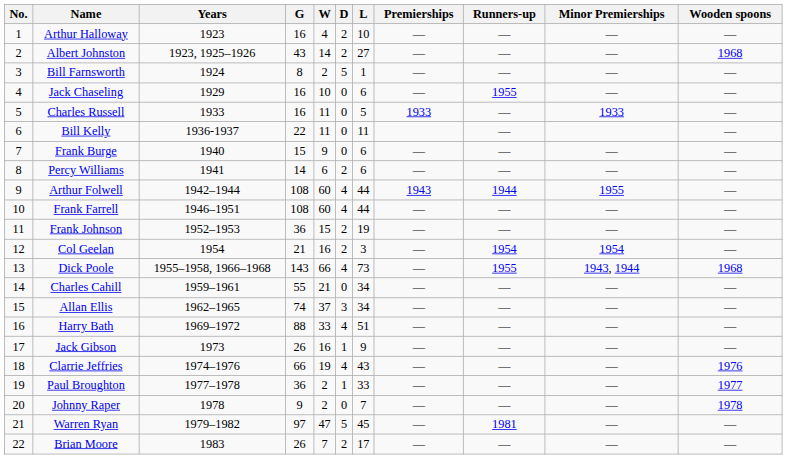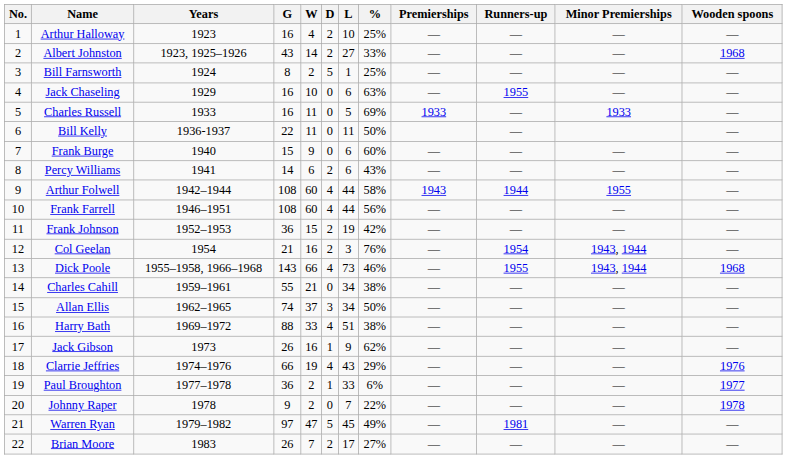+ column: (375, 14)
(612, 248) 1954 -> (619, 248) 1943, 1944
